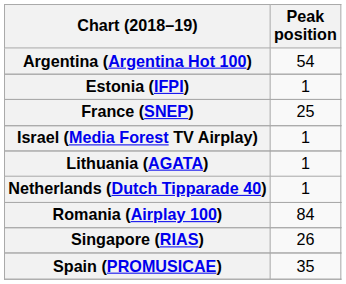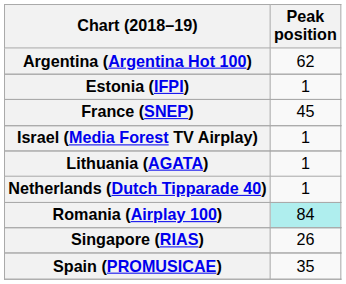(305, 61) 54 -> (305, 61) 62
(305, 112) 25 -> (305, 112) 45
(305, 214) no background -> (305, 214) paleturquoise background
